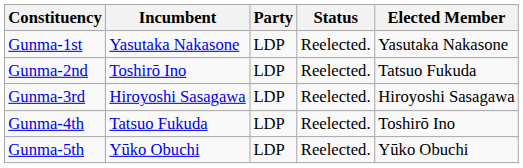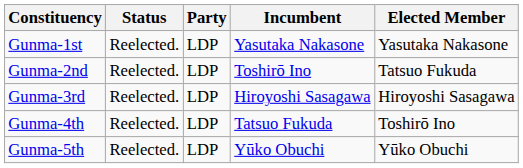columns swapped: (178, 17) <-> (336, 17)
